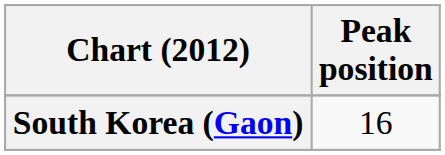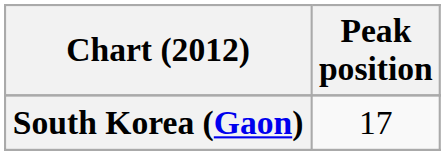(376, 122) 16 -> (376, 122) 17
